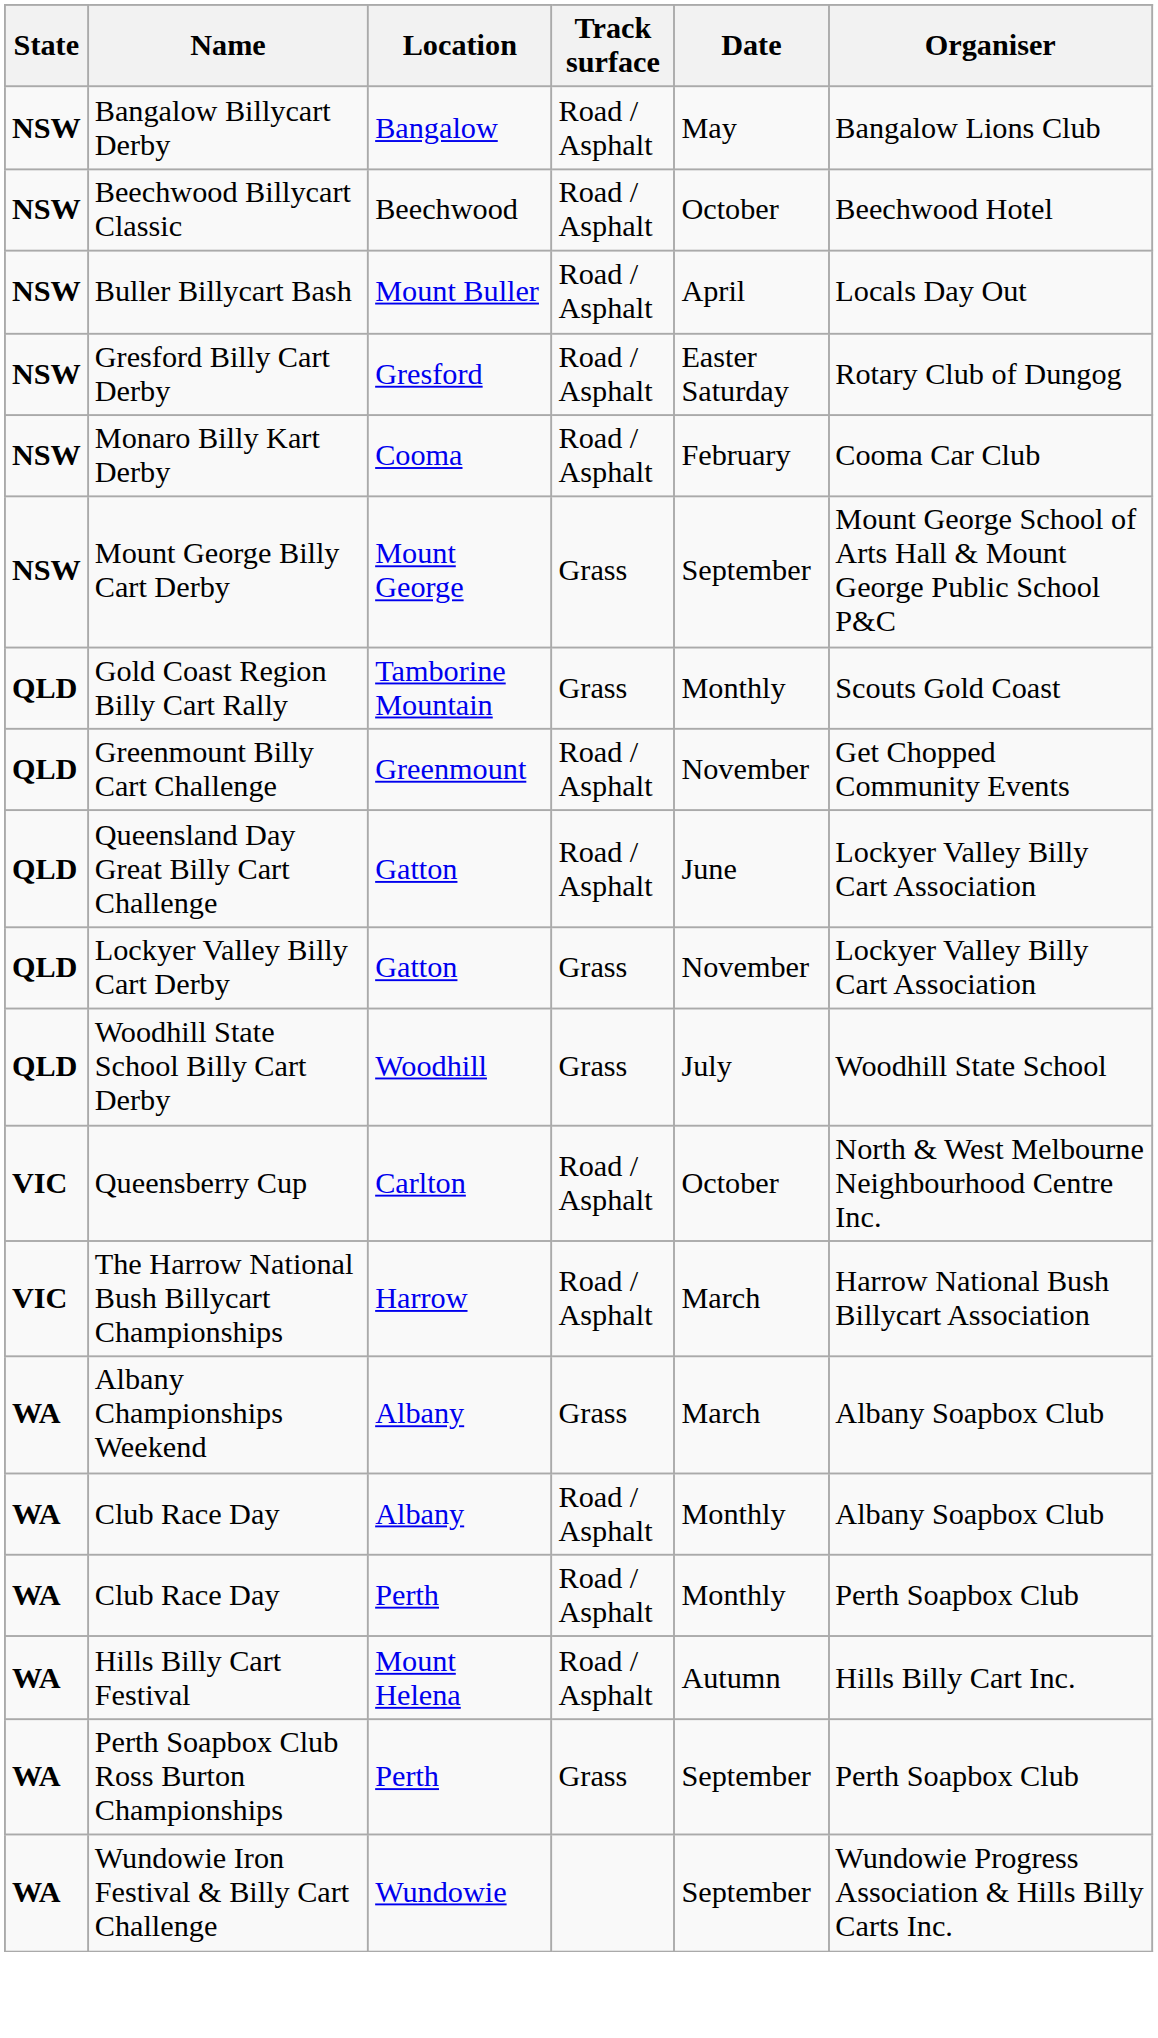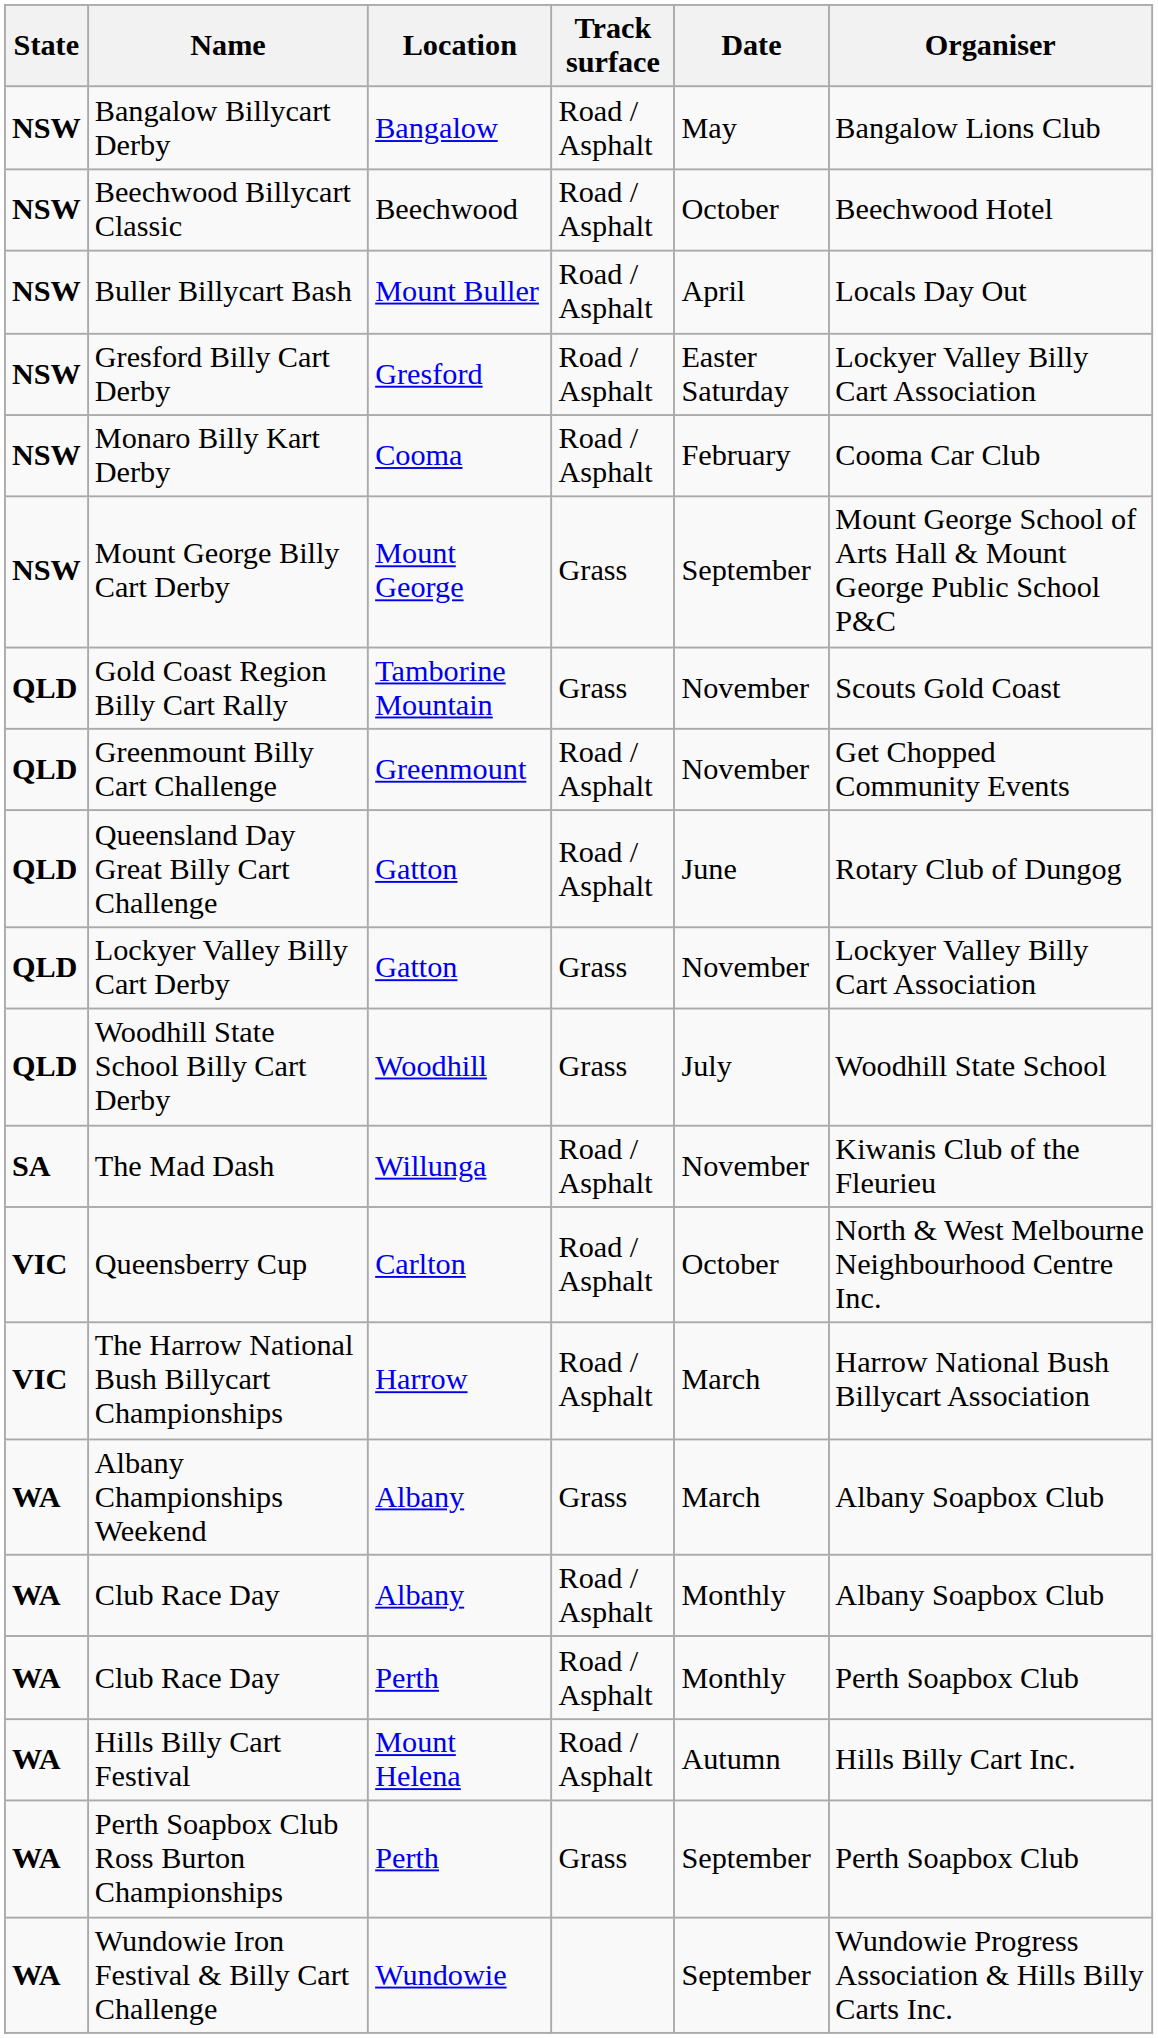(979, 373) Rotary Club of Dungog -> (962, 373) Lockyer Valley Billy Cart Association
(733, 687) Monthly -> (745, 687) November
(962, 868) Lockyer Valley Billy Cart Association -> (979, 868) Rotary Club of Dungog
+ row: (185, 1165)
